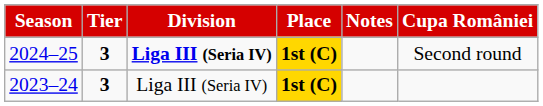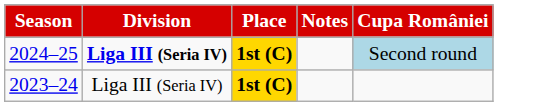- column: (105, 21)
(468, 53) no background -> (423, 53) lightblue background
